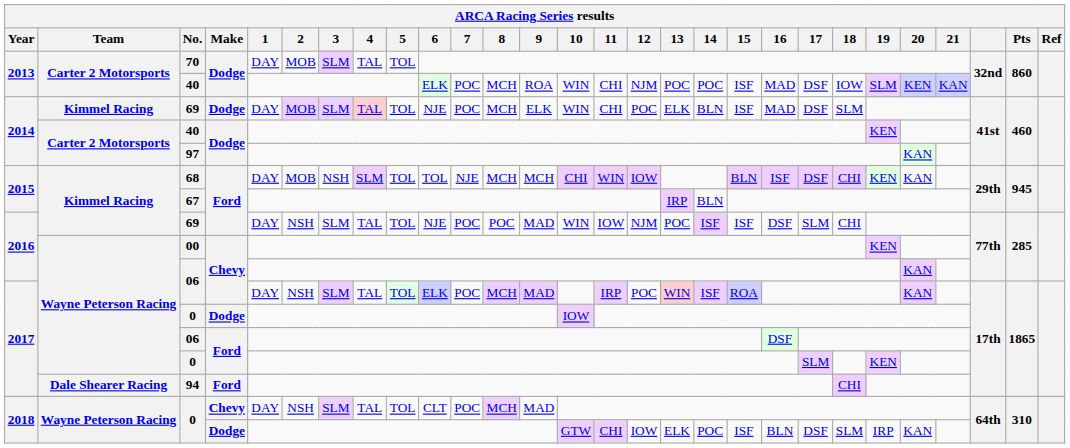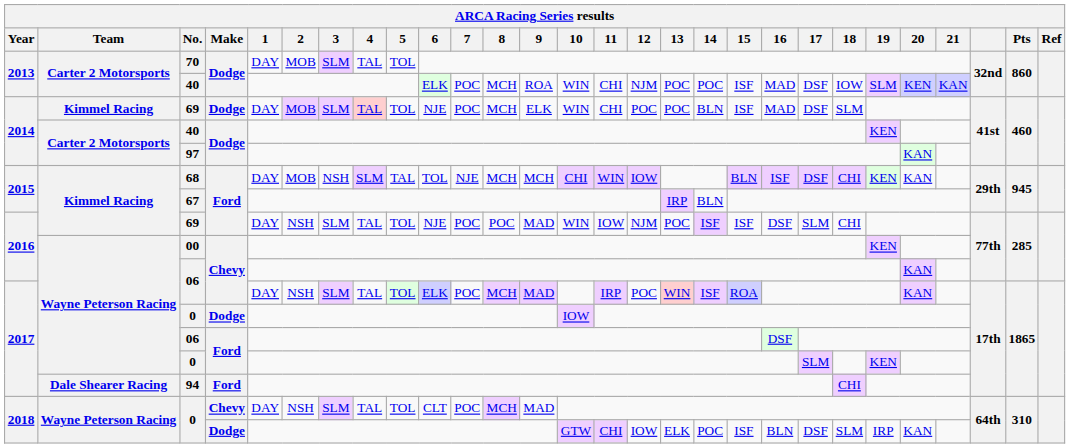(677, 108) ELK -> (677, 108) POC
(403, 177) TOL -> (403, 177) TAL
